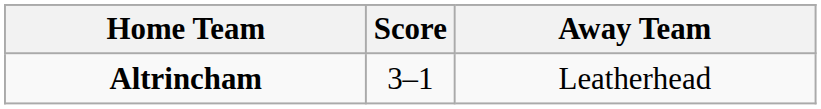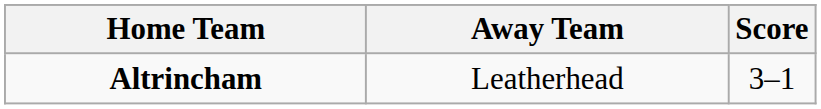columns swapped: (410, 28) <-> (635, 28)
